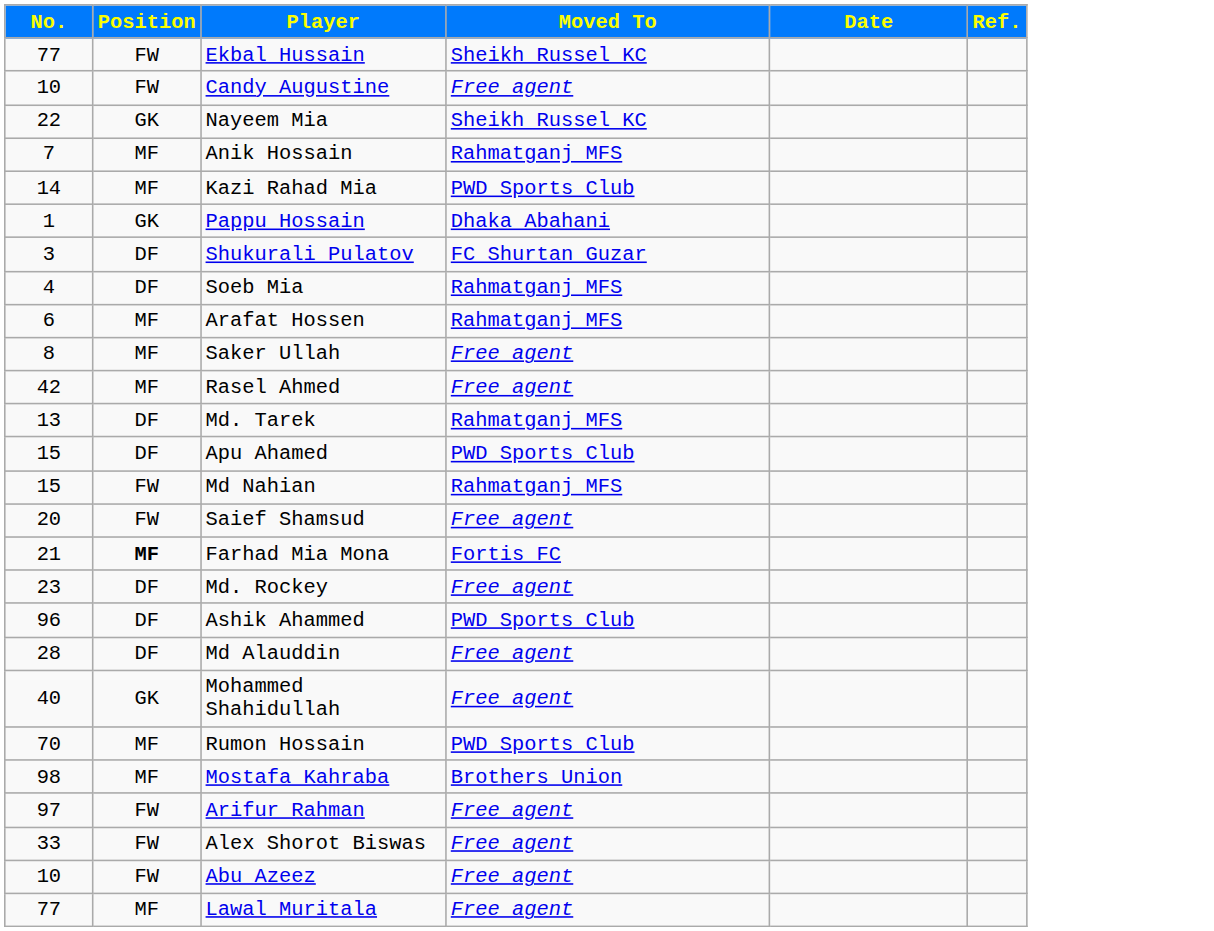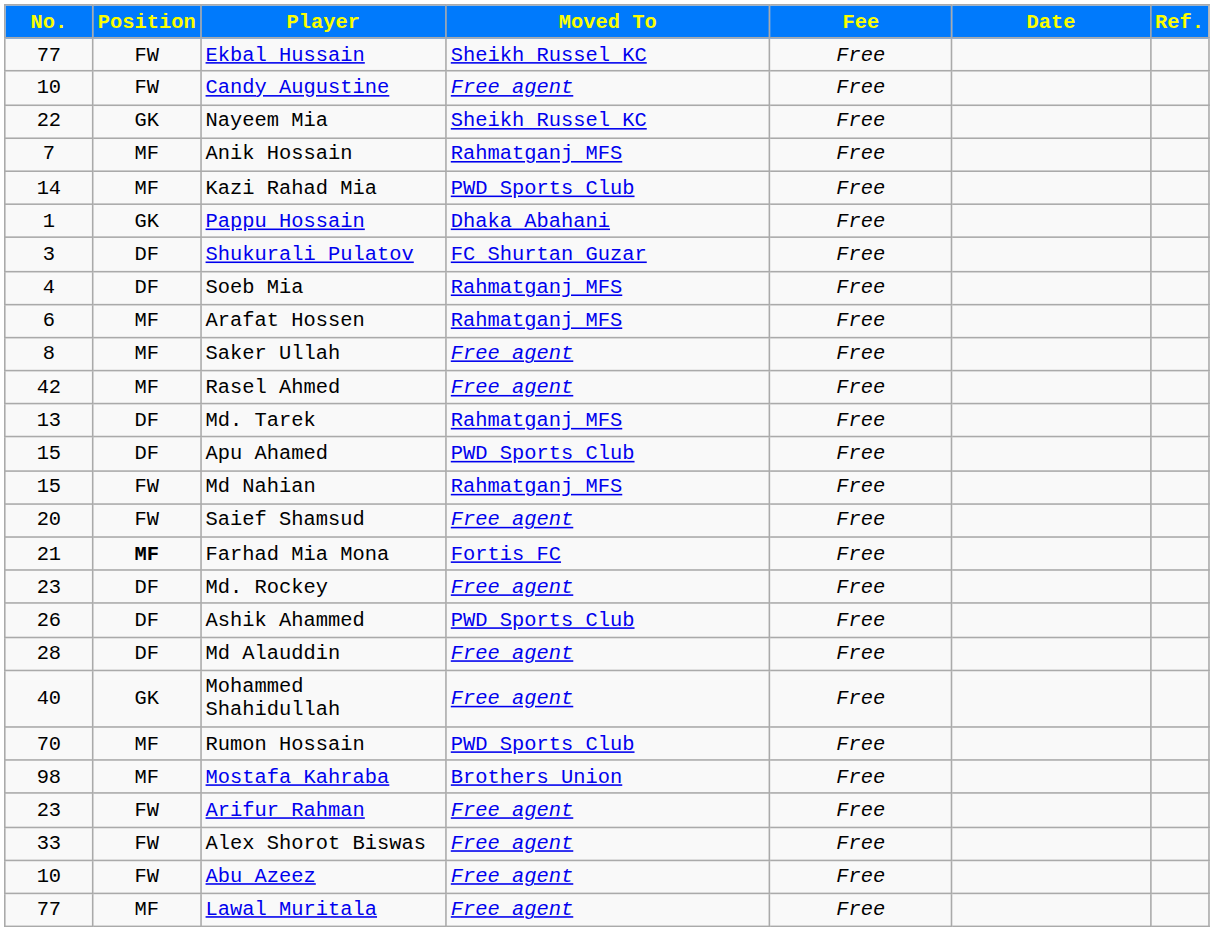+ column: (861, 21)
(49, 620) 96 -> (49, 620) 26
(49, 810) 97 -> (49, 810) 23
